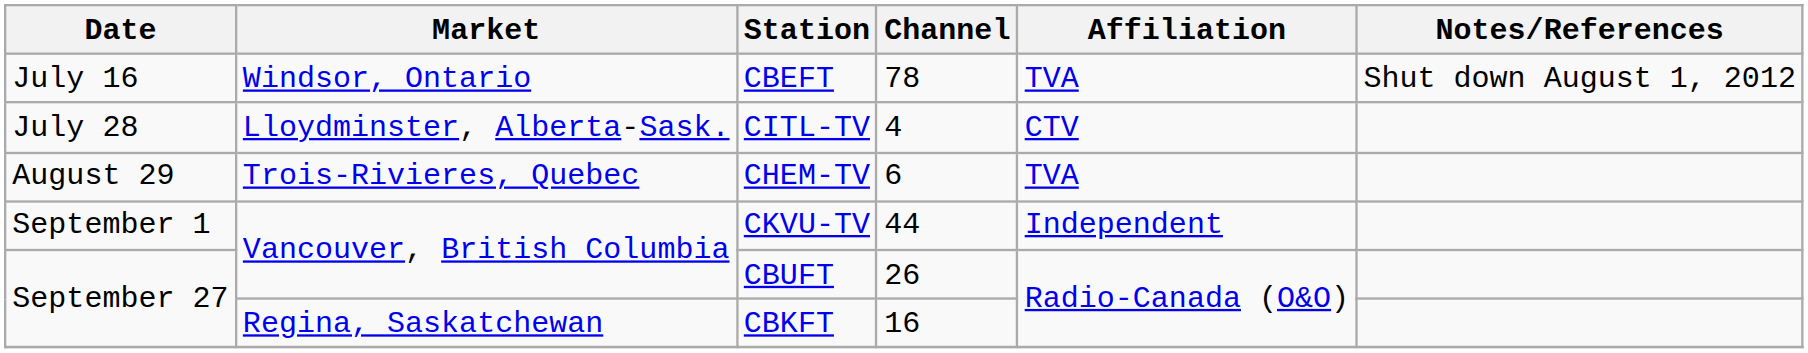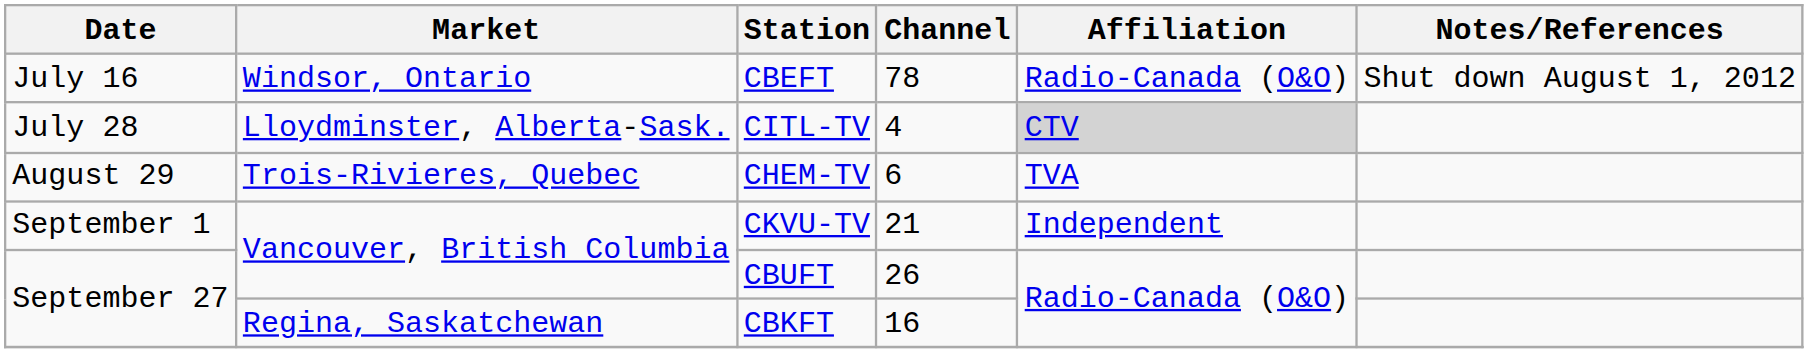(1052, 79) TVA -> (1187, 79) Radio-Canada (O&O)
(1052, 128) no background -> (1052, 128) lightgrey background
(902, 225) 44 -> (902, 225) 21
